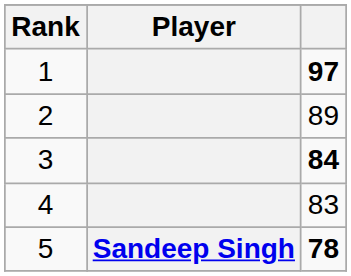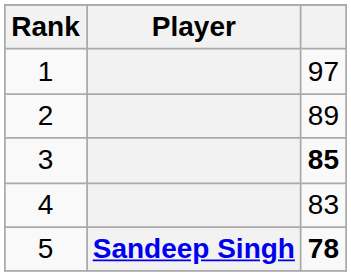(323, 71) bold -> (323, 71) normal
(323, 159) 84 -> (323, 159) 85
